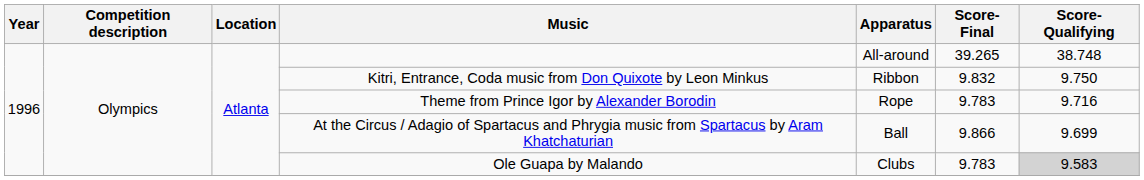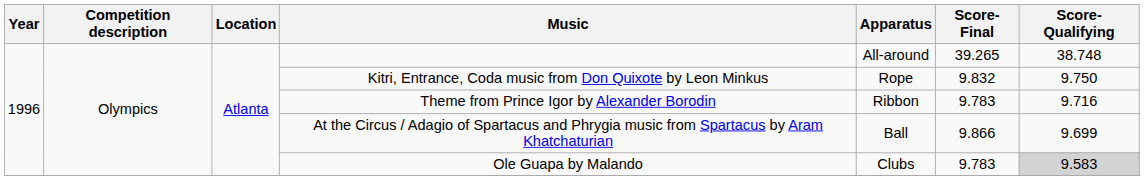(896, 78) Ribbon -> (896, 78) Rope
(896, 101) Rope -> (896, 101) Ribbon
